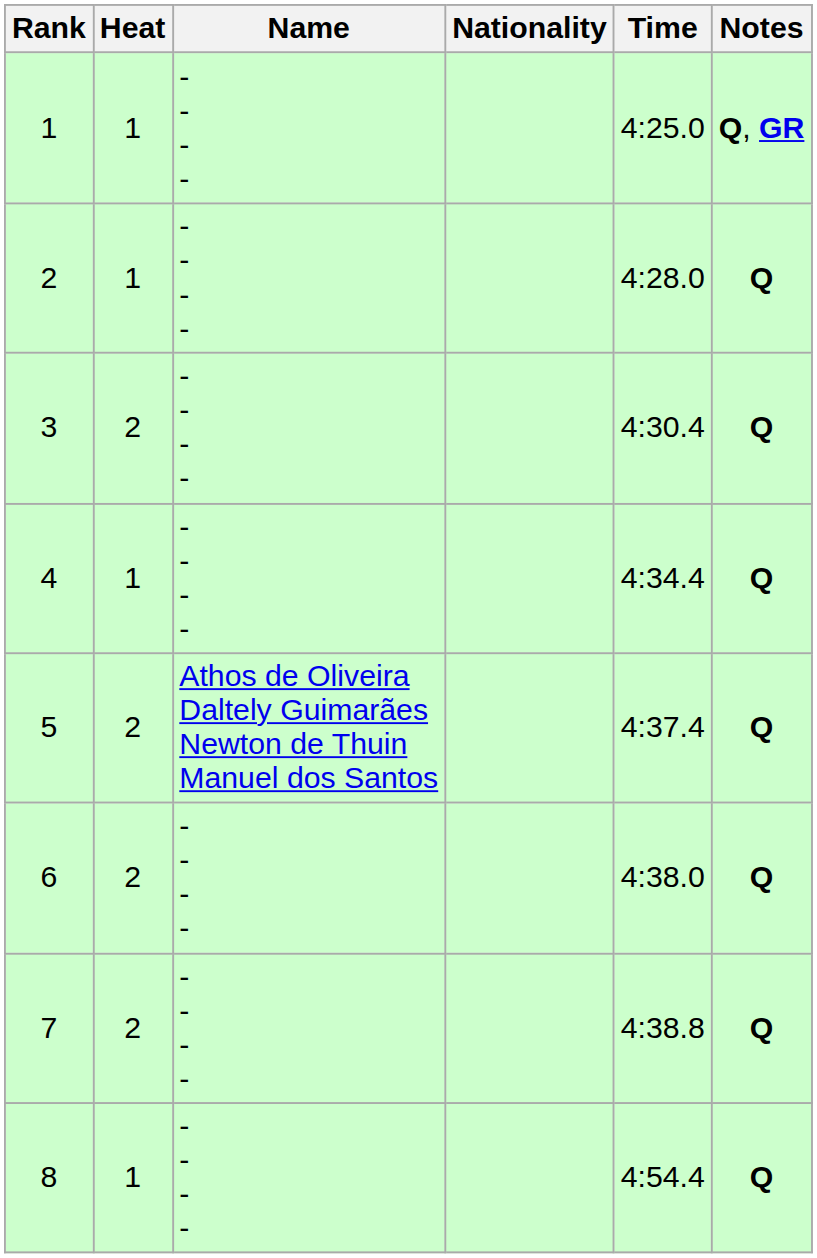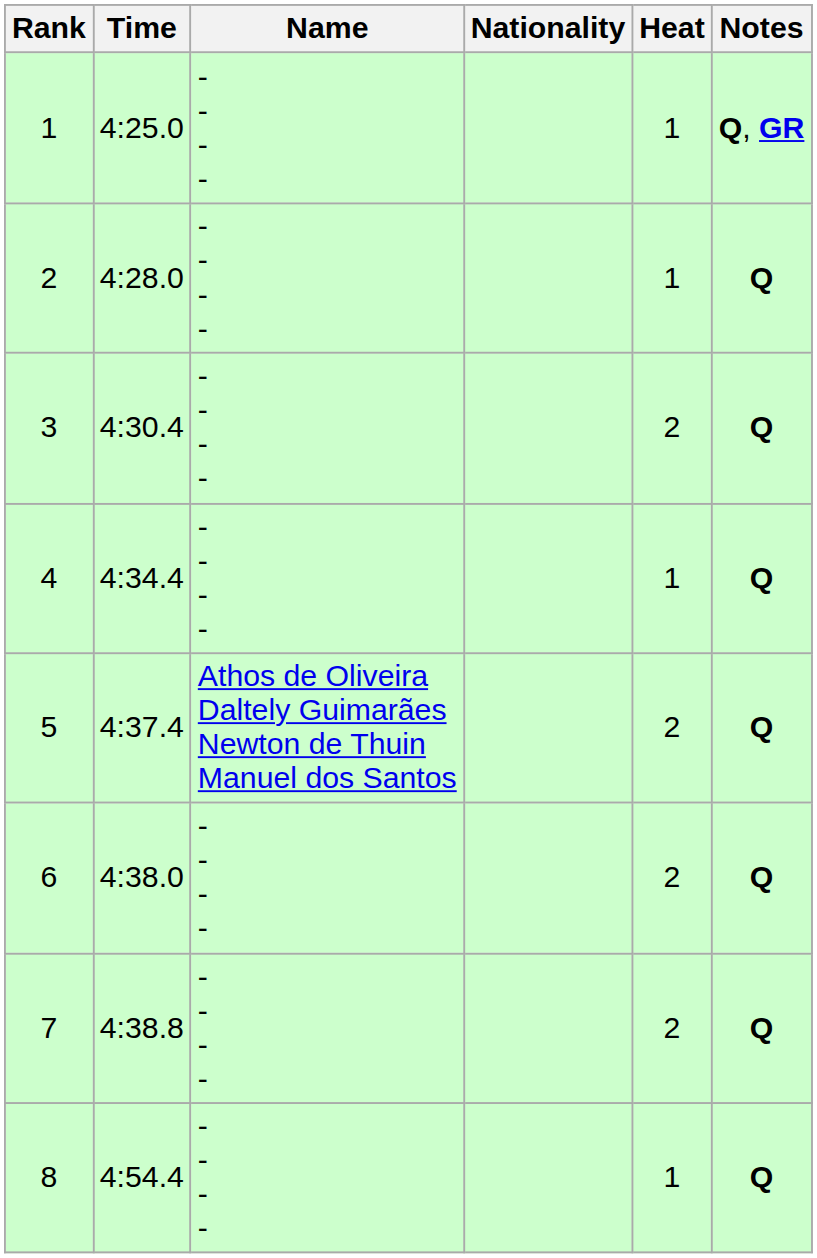columns swapped: (133, 28) <-> (663, 28)
